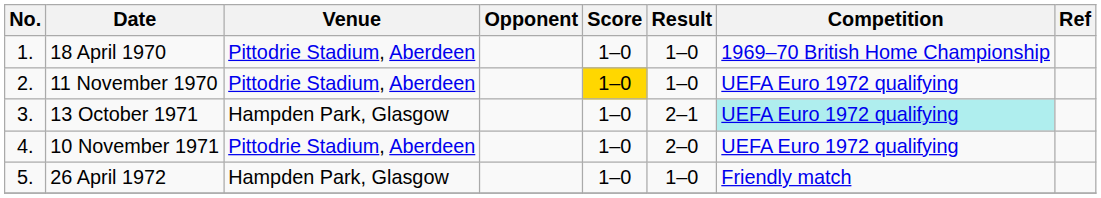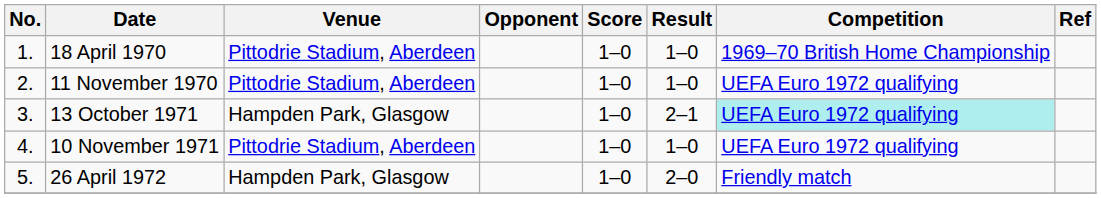(615, 83) gold background -> (615, 83) no background
(682, 146) 2–0 -> (682, 146) 1–0
(682, 177) 1–0 -> (682, 177) 2–0
